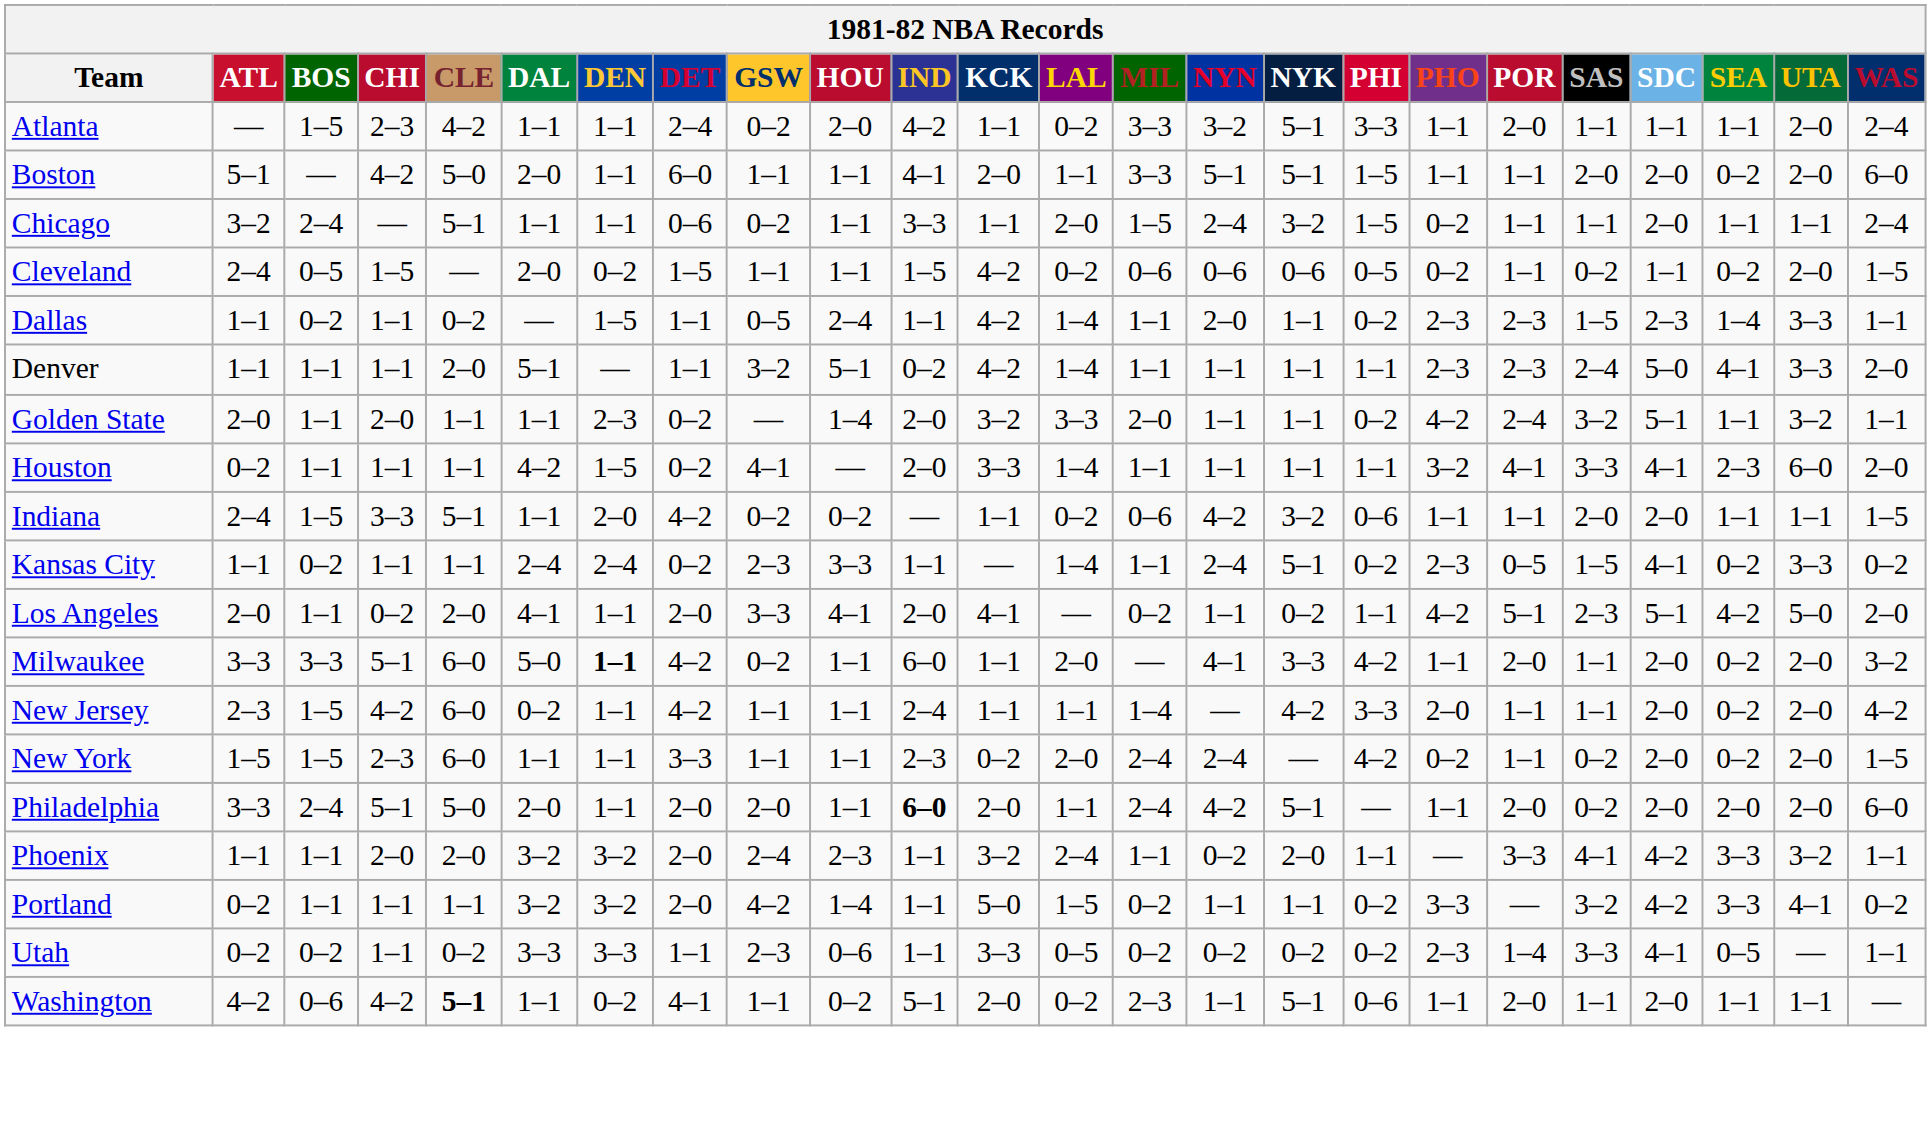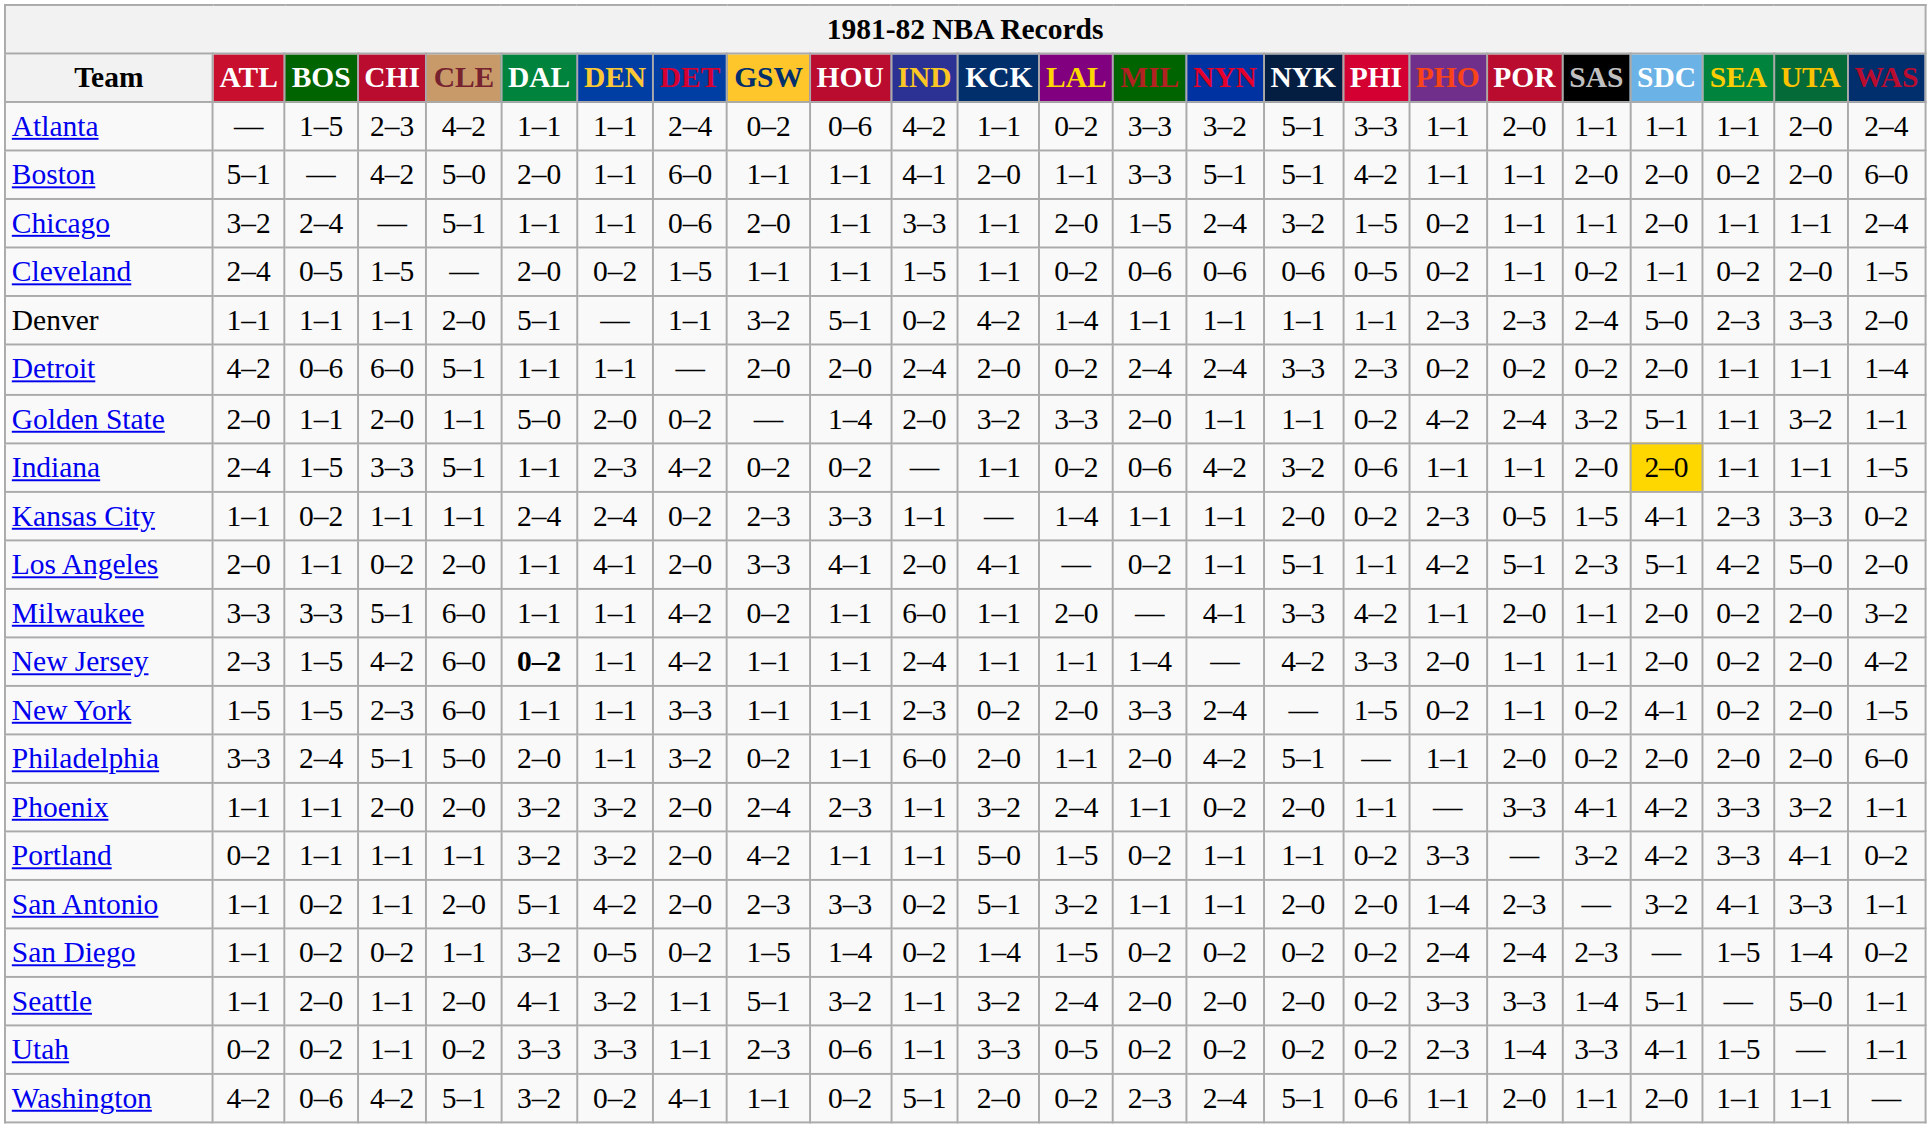(850, 126) 2–0 -> (850, 126) 0–6
(1376, 174) 1–5 -> (1376, 174) 4–2
(769, 223) 0–2 -> (769, 223) 2–0
(999, 272) 4–2 -> (999, 272) 1–1
- row: (49, 320)
(1738, 369) 4–1 -> (1738, 320) 2–3
+ row: (54, 369)
(539, 417) 1–1 -> (539, 417) 5–0
(615, 417) 2–3 -> (615, 417) 2–0
- row: (62, 466)
(615, 515) 2–0 -> (615, 466) 2–3
(1666, 515) no background -> (1666, 466) gold background
(1225, 563) 2–4 -> (1225, 515) 1–1
(1303, 563) 5–1 -> (1303, 515) 2–0
(1738, 563) 0–2 -> (1738, 515) 2–3
(539, 612) 4–1 -> (539, 563) 1–1
(615, 612) 1–1 -> (615, 563) 4–1
(1303, 612) 0–2 -> (1303, 563) 5–1
(539, 661) 5–0 -> (539, 612) 1–1
(615, 661) bold -> (615, 612) normal
(539, 709) normal -> (539, 661) bold
(1150, 758) 2–4 -> (1150, 709) 3–3
(1376, 758) 4–2 -> (1376, 709) 1–5
(1666, 758) 2–0 -> (1666, 709) 4–1
(690, 806) 2–0 -> (690, 758) 3–2
(769, 806) 2–0 -> (769, 758) 0–2
(924, 806) bold -> (924, 758) normal
(1150, 806) 2–4 -> (1150, 758) 2–0
(850, 904) 1–4 -> (850, 855) 1–1
+ row: (85, 904)
+ row: (74, 952)
+ row: (52, 1001)
(1738, 952) 0–5 -> (1738, 1050) 1–5
(464, 1001) bold -> (464, 1098) normal
(539, 1001) 1–1 -> (539, 1098) 3–2
(1225, 1001) 1–1 -> (1225, 1098) 2–4
